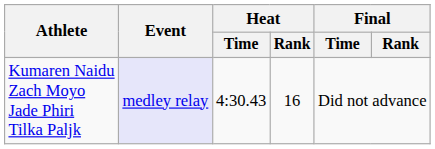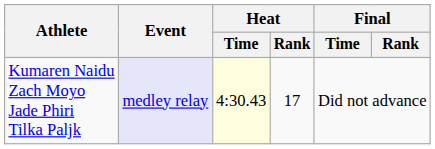(241, 101) no background -> (241, 101) lightyellow background
(292, 101) 16 -> (292, 101) 17
